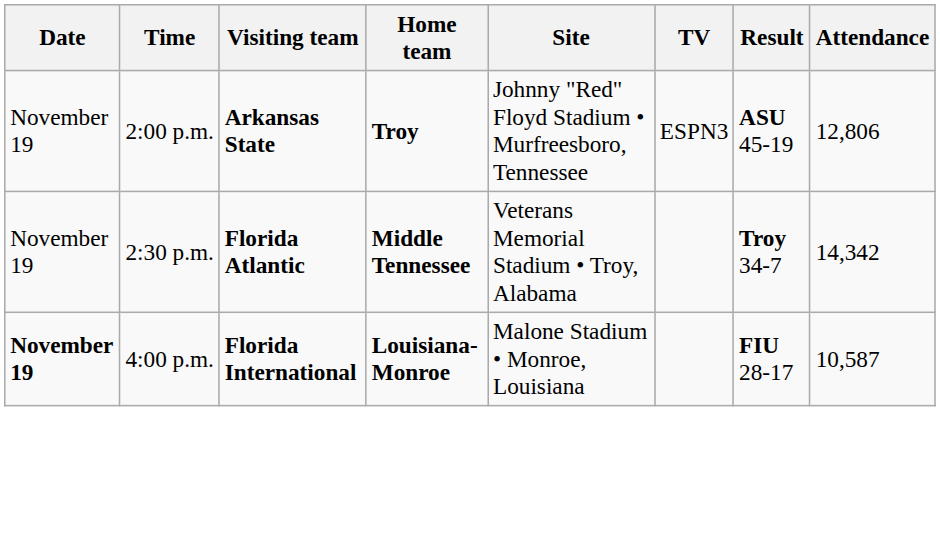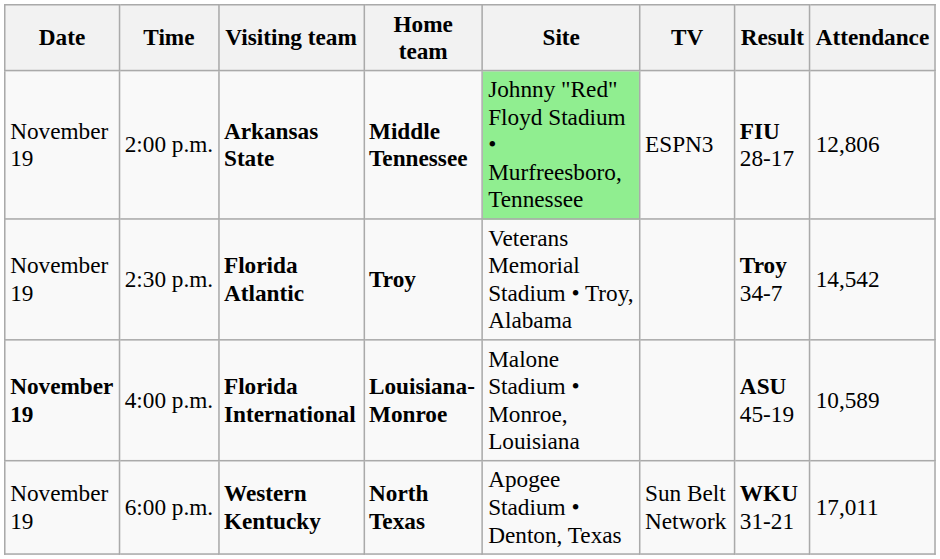(395, 131) Troy -> (418, 144) Middle Tennessee
(569, 131) no background -> (557, 144) lightgreen background
(766, 131) ASU 45-19 -> (767, 144) FIU 28-17
(421, 252) Middle Tennessee -> (392, 279) Troy
(848, 252) 14,342 -> (848, 279) 14,542
(766, 359) FIU 28-17 -> (767, 400) ASU 45-19
(848, 359) 10,587 -> (848, 400) 10,589
+ row: (169, 507)
